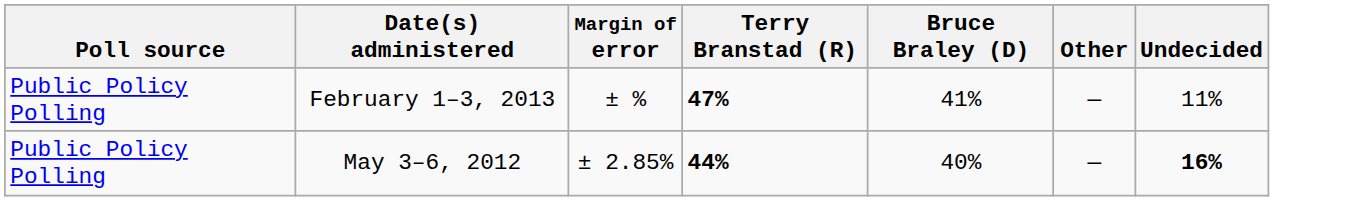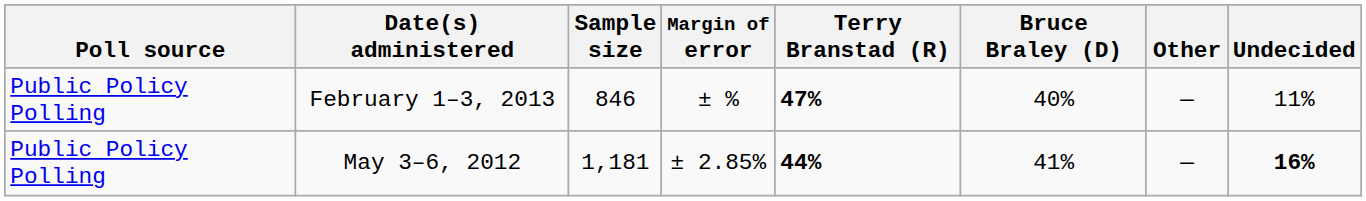+ column: (615, 37)
(961, 100) 41% -> (1054, 100) 40%
(961, 163) 40% -> (1054, 163) 41%
